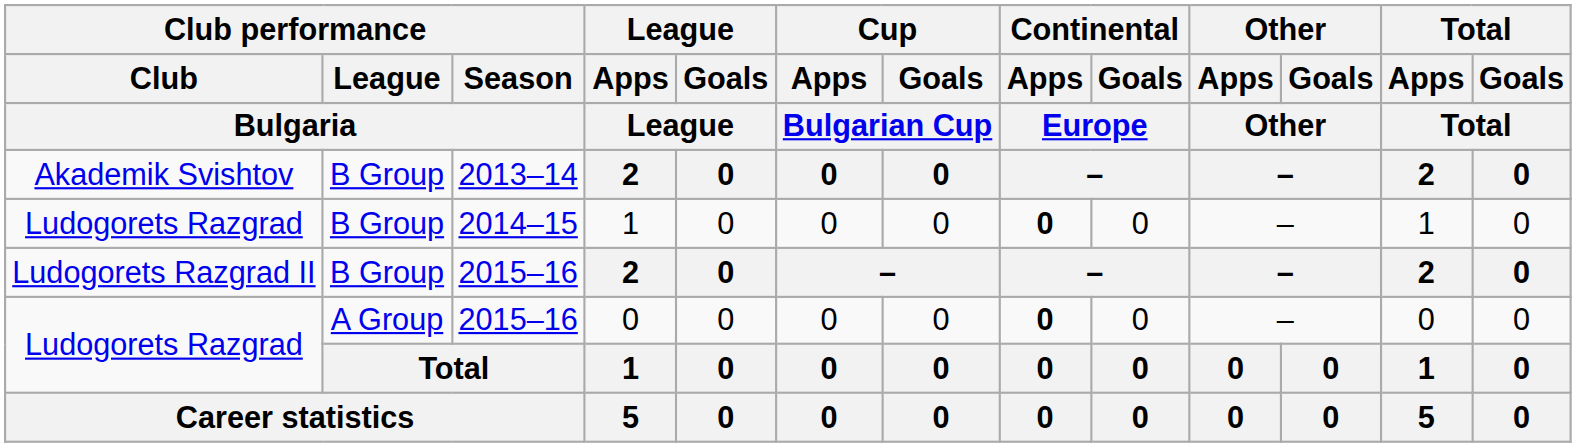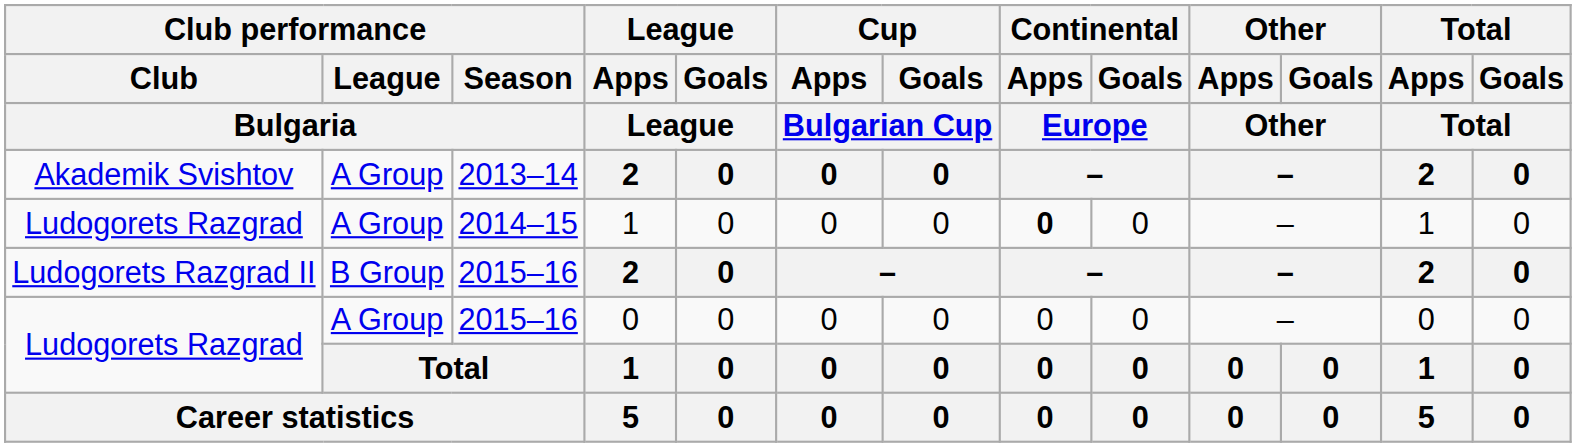(387, 175) B Group -> (387, 175) A Group
(387, 224) B Group -> (387, 224) A Group
(1045, 320) bold -> (1045, 320) normal
